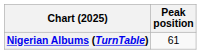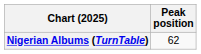(174, 40) 61 -> (174, 40) 62
